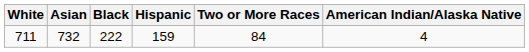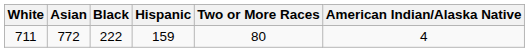(69, 36) 732 -> (69, 36) 772
(258, 36) 84 -> (258, 36) 80
